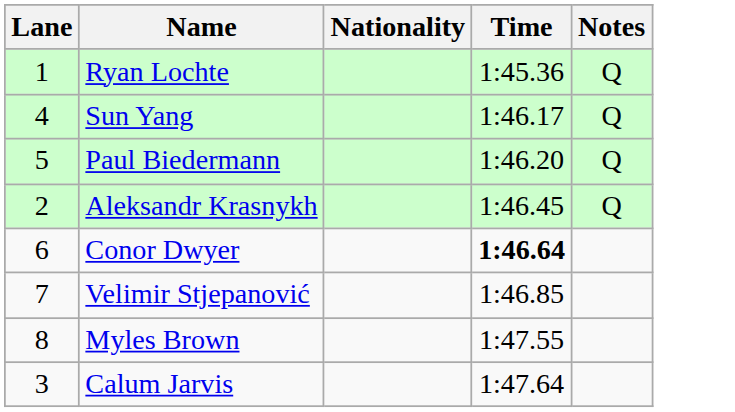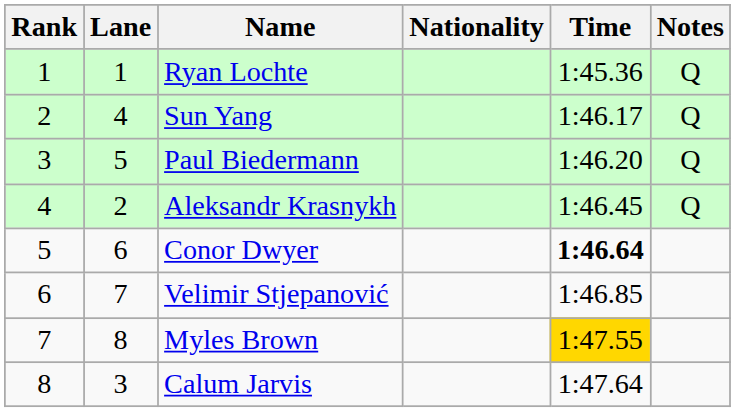+ column: (44, 26)
(522, 339) no background -> (600, 339) gold background
